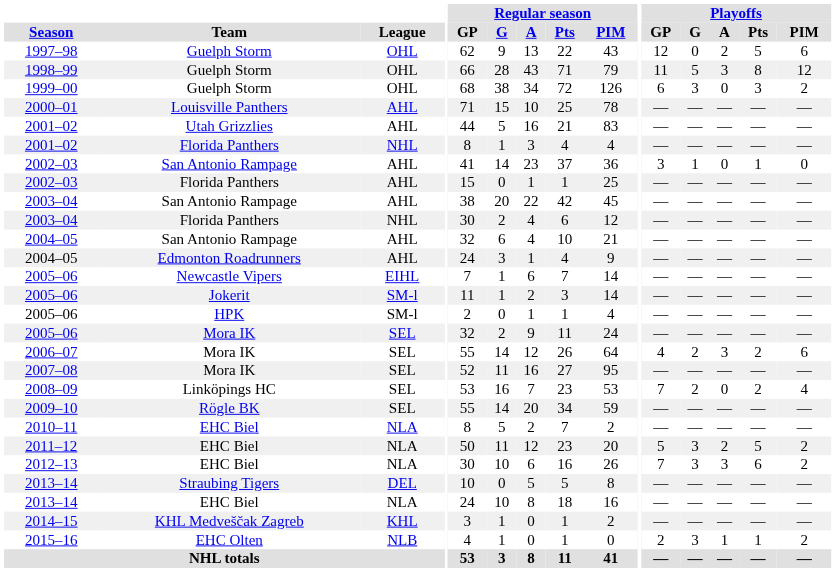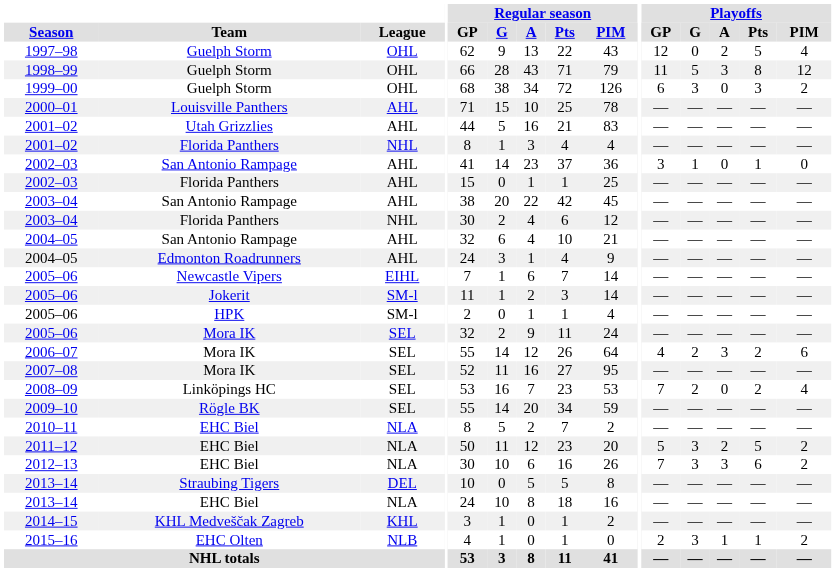(804, 51) 6 -> (804, 51) 4
